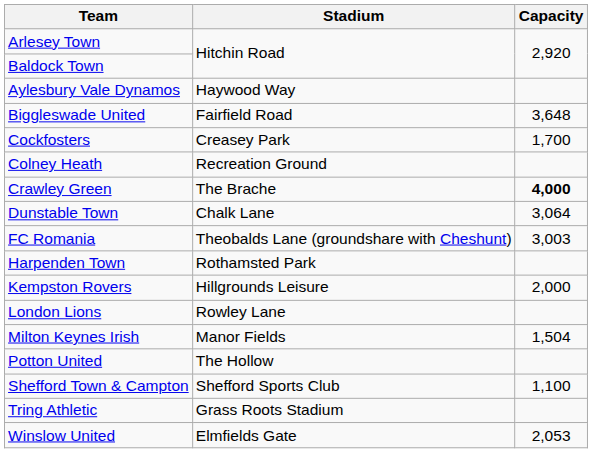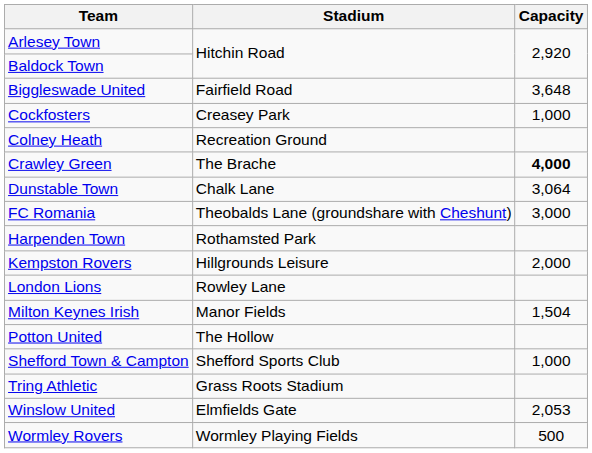- row: (94, 90)
(551, 139) 1,700 -> (551, 115) 1,000
(551, 238) 3,003 -> (551, 213) 3,000
(551, 386) 1,100 -> (551, 361) 1,000
+ row: (65, 435)
